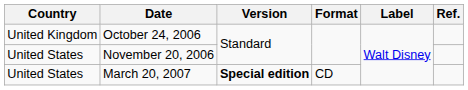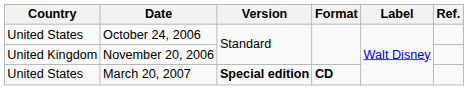(52, 34) United Kingdom -> (45, 34) United States
(45, 54) United States -> (52, 54) United Kingdom
(324, 74) normal -> (324, 74) bold
